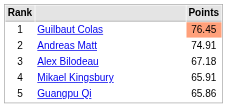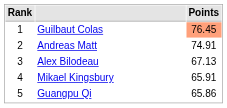(204, 62) 67.18 -> (204, 62) 67.13
